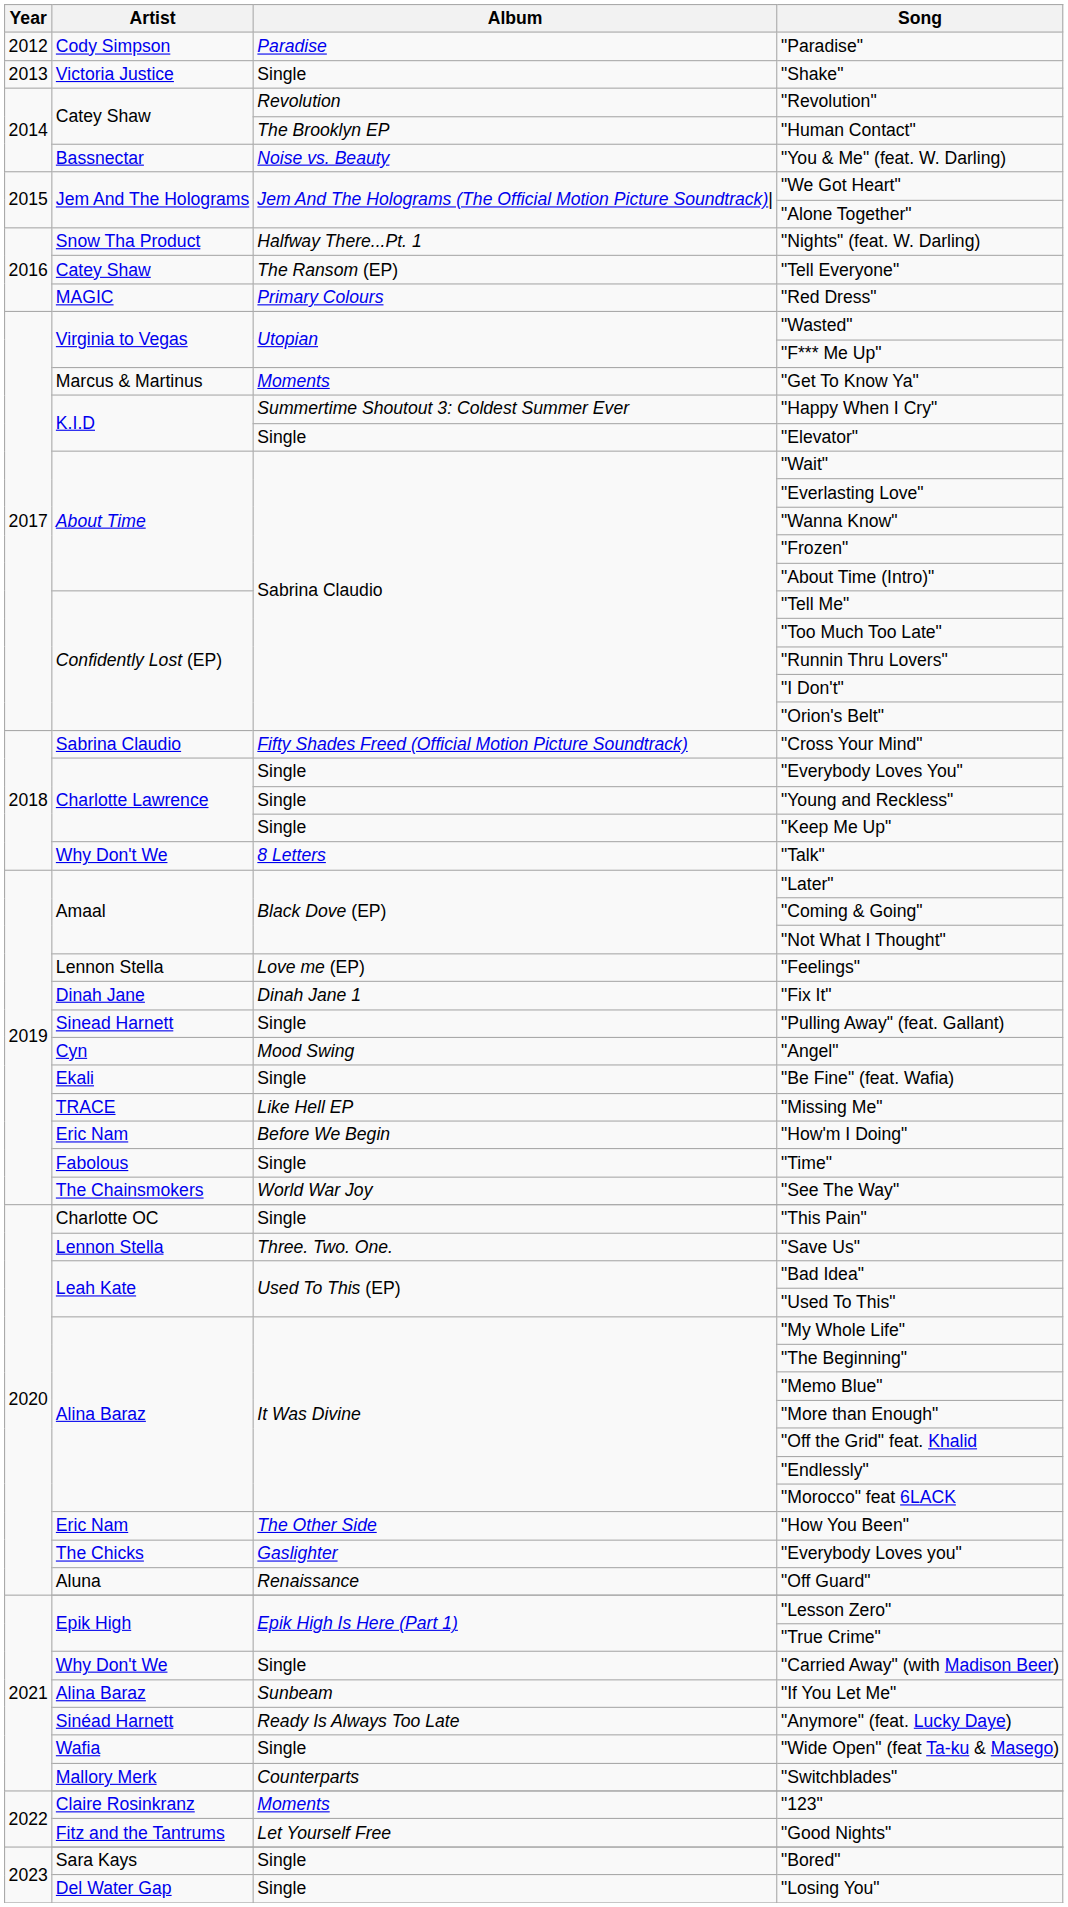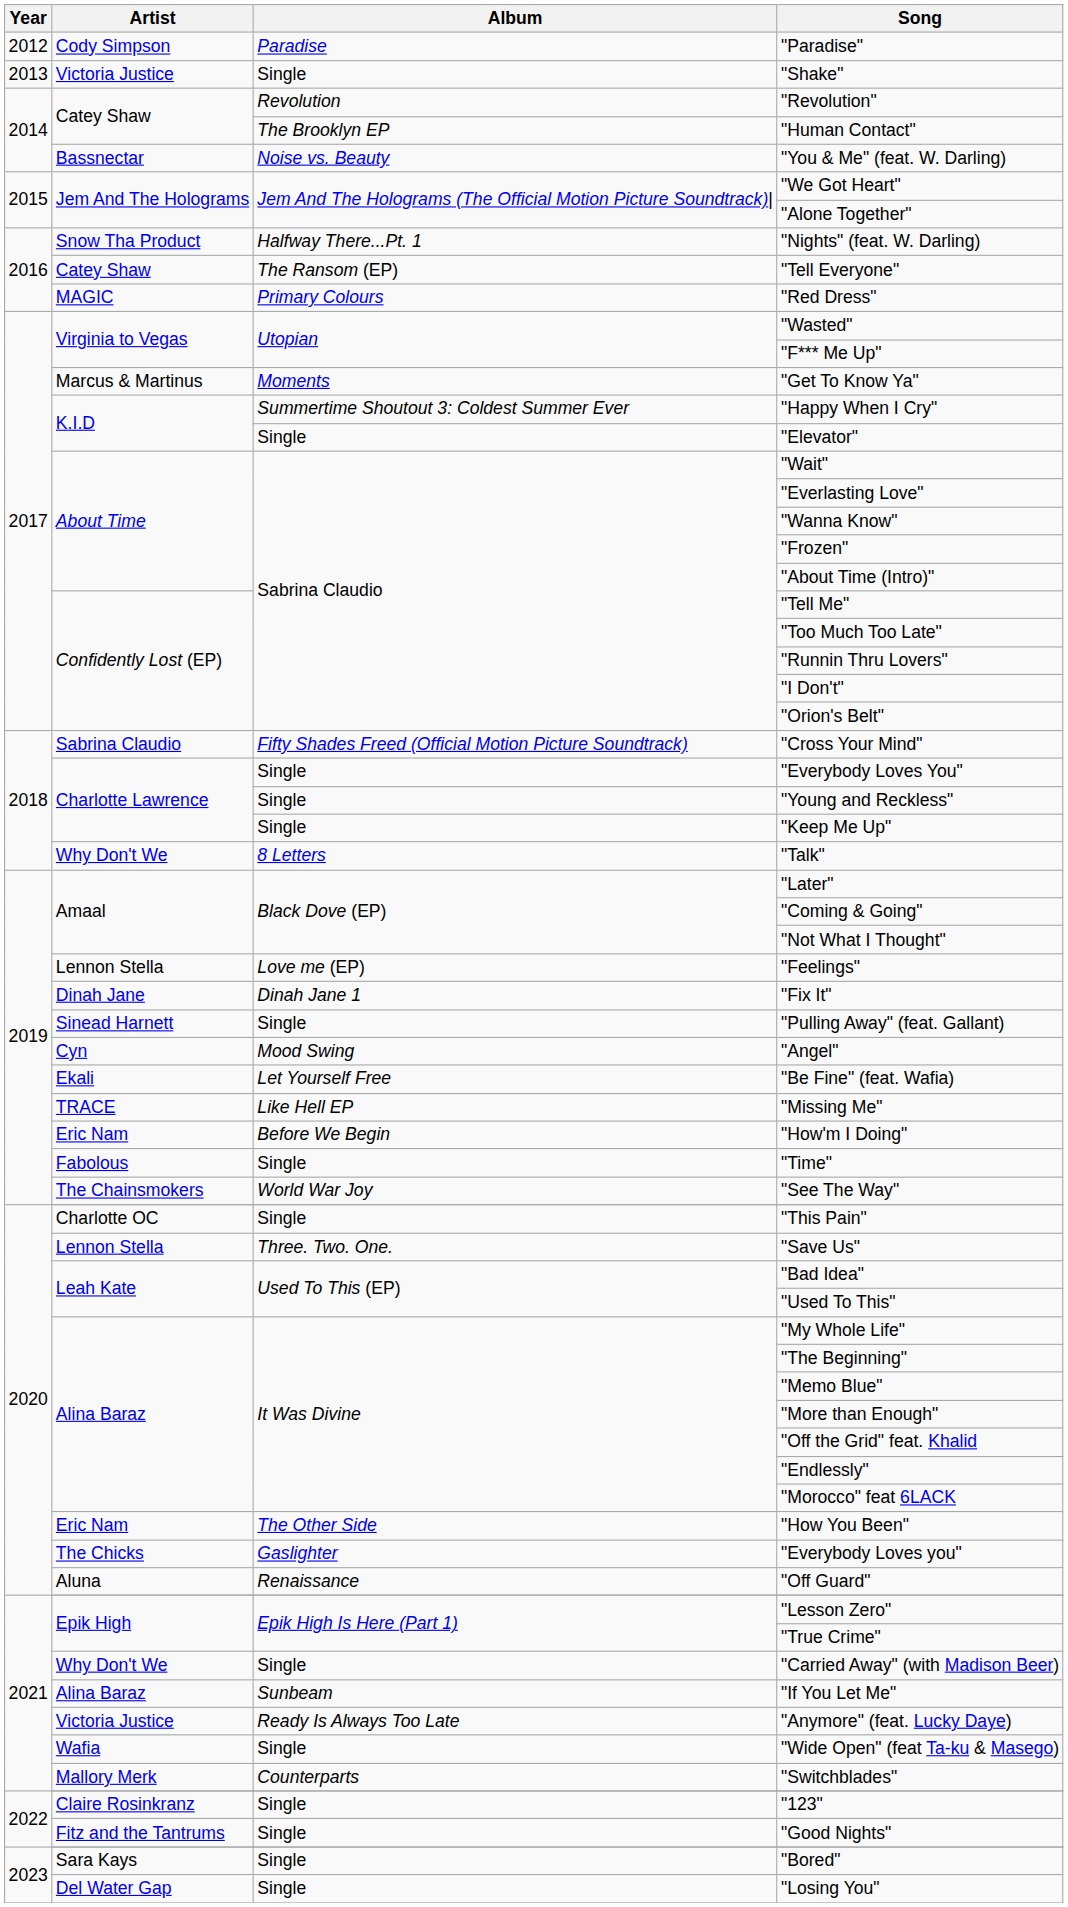(282, 1079) Single -> (324, 1079) Let Yourself Free
(115, 1721) Sinéad Harnett -> (115, 1721) Victoria Justice
(294, 1804) Moments -> (282, 1804) Single
(324, 1832) Let Yourself Free -> (282, 1832) Single
